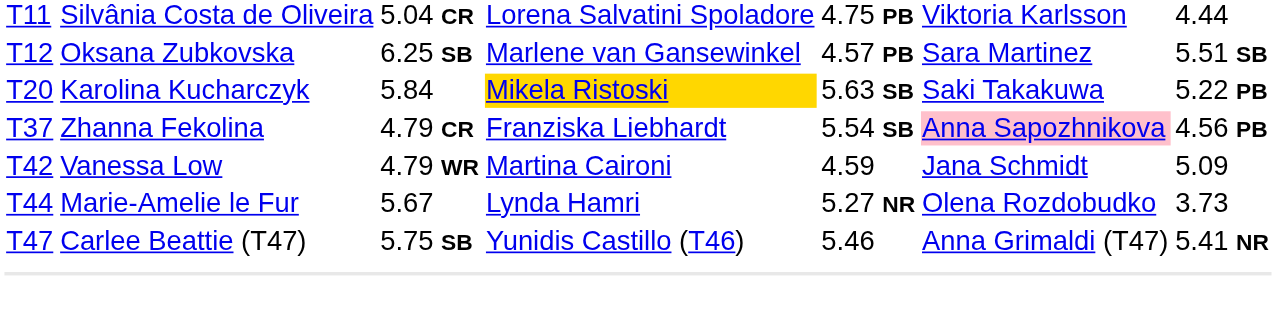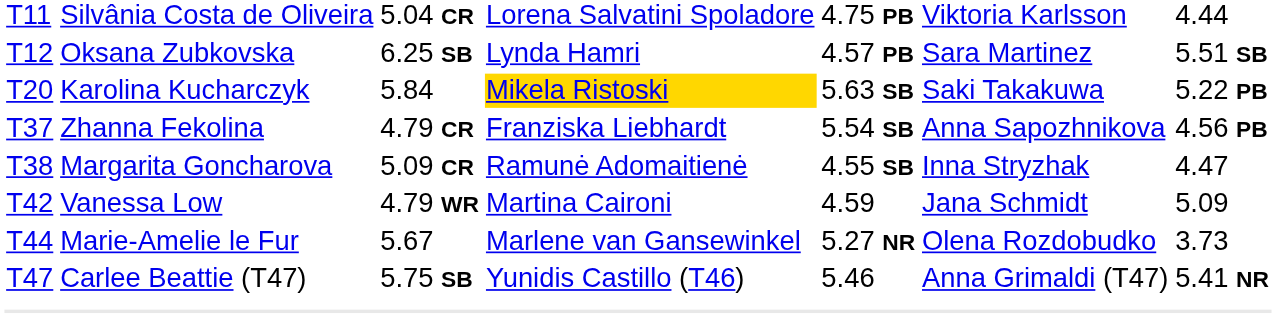(643, 52) Marlene van Gansewinkel -> (563, 52) Lynda Hamri
(1044, 128) pink background -> (1044, 128) no background
+ row: (30, 165)
(563, 203) Lynda Hamri -> (643, 240) Marlene van Gansewinkel
